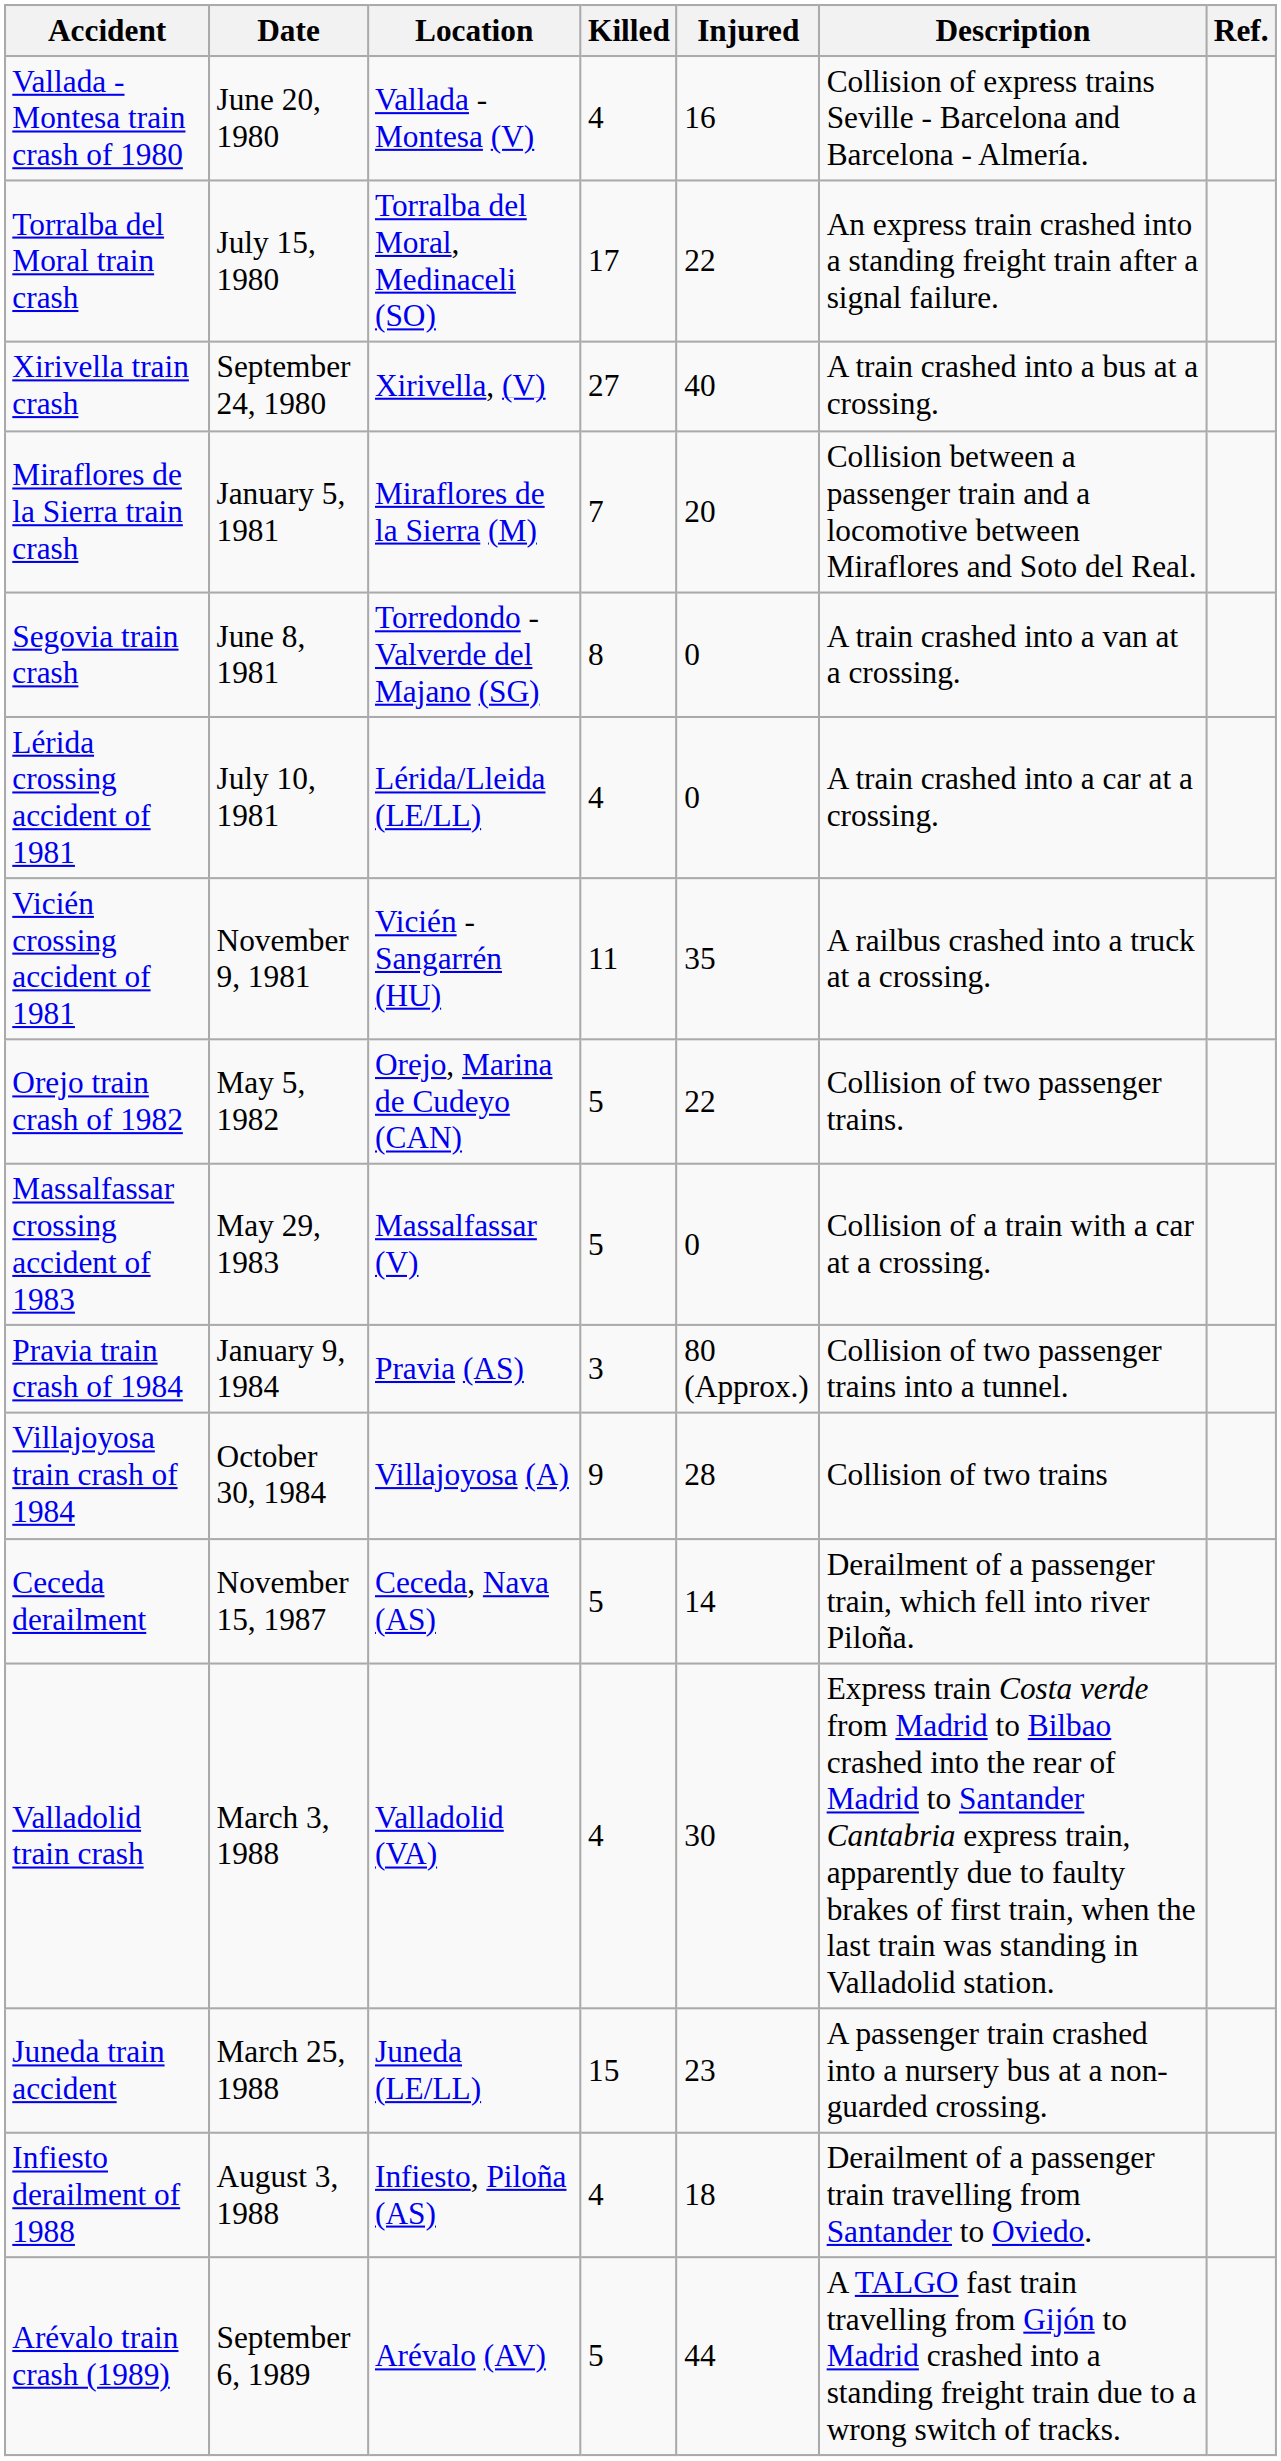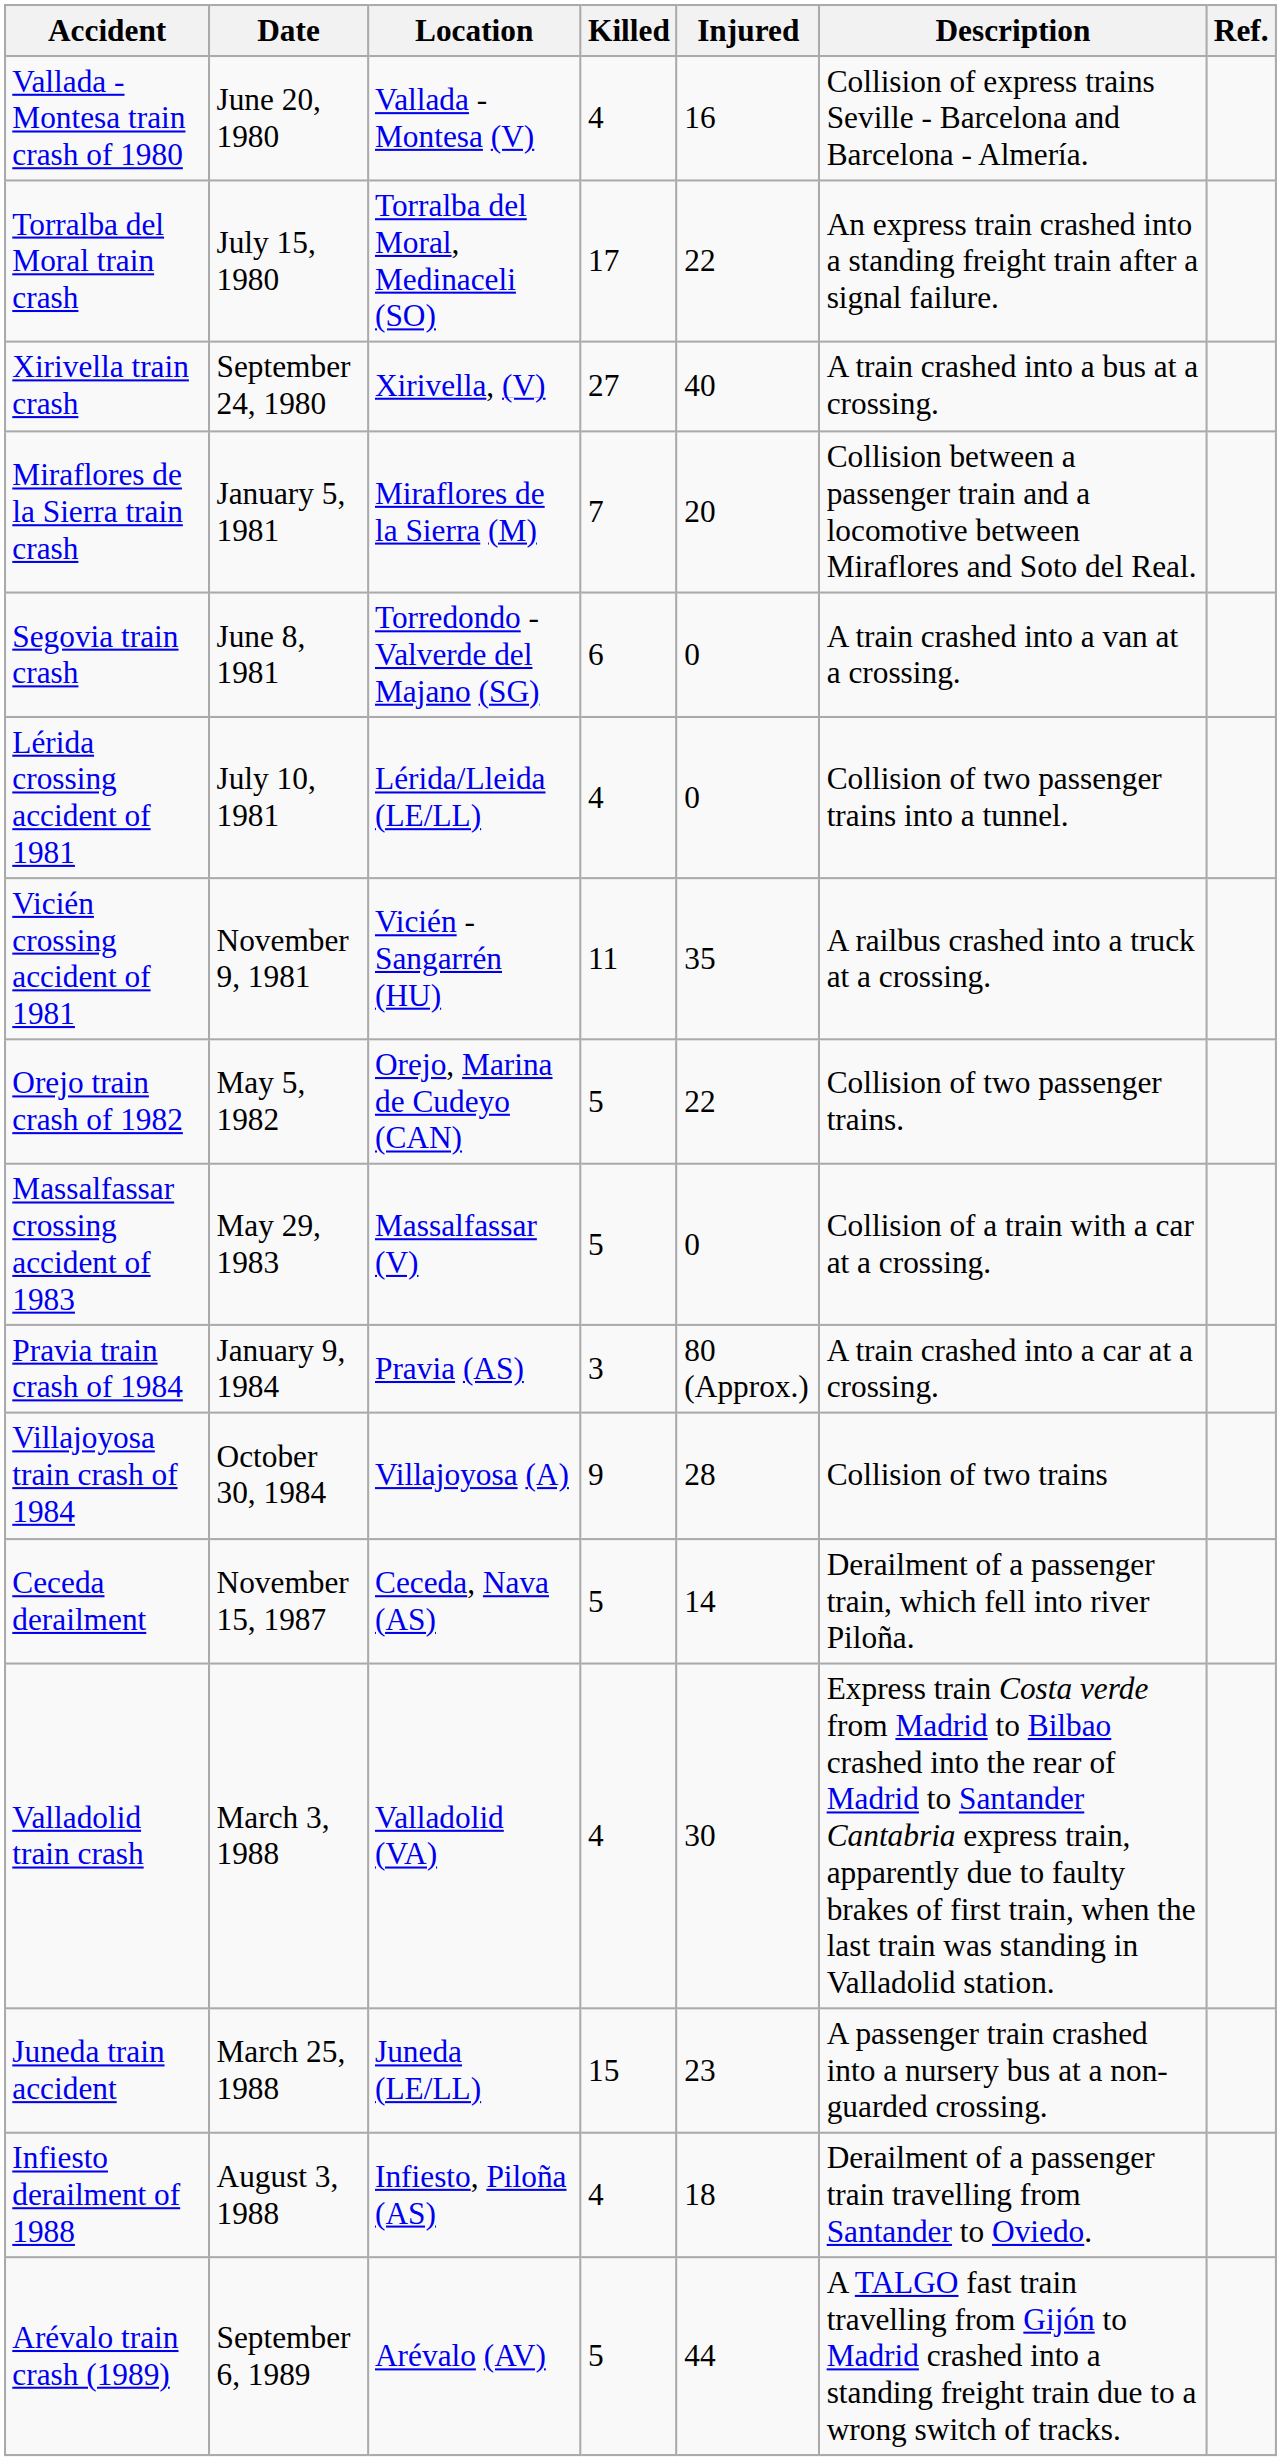(596, 653) 8 -> (596, 653) 6
(1010, 797) A train crashed into a car at a crossing. -> (994, 797) Collision of two passenger trains into a tunnel.
(994, 1369) Collision of two passenger trains into a tunnel. -> (1010, 1369) A train crashed into a car at a crossing.
